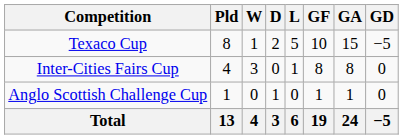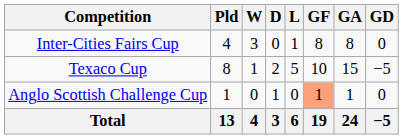rows swapped: (108, 69) <-> (108, 43)
(319, 95) no background -> (319, 95) lightsalmon background
